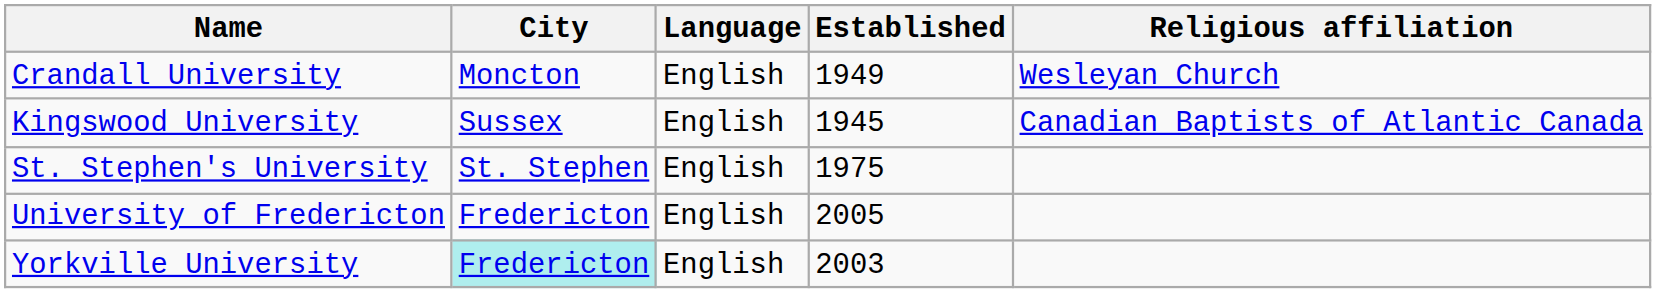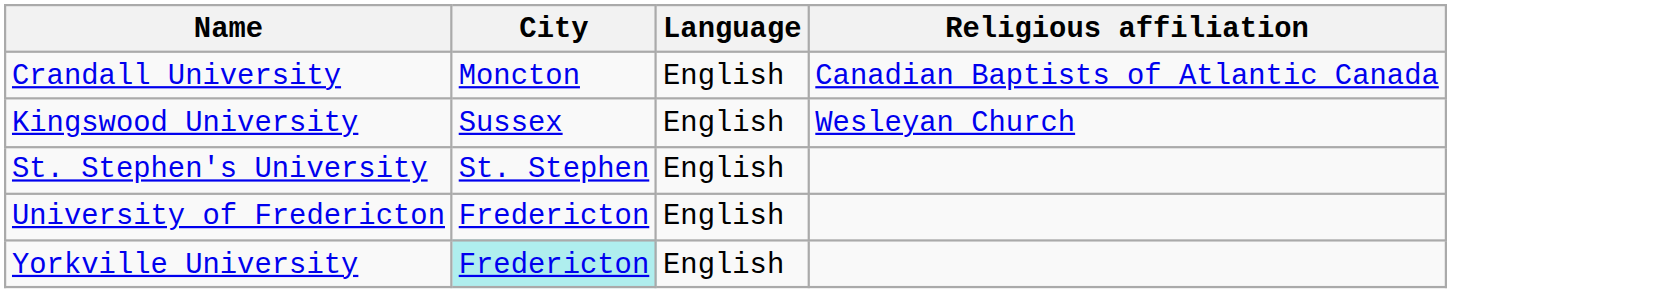- column: (911, 29)
(1149, 76) Wesleyan Church -> (1127, 76) Canadian Baptists of Atlantic Canada
(1331, 123) Canadian Baptists of Atlantic Canada -> (945, 123) Wesleyan Church
